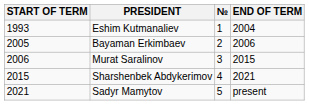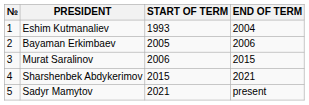columns swapped: (222, 12) <-> (47, 12)
